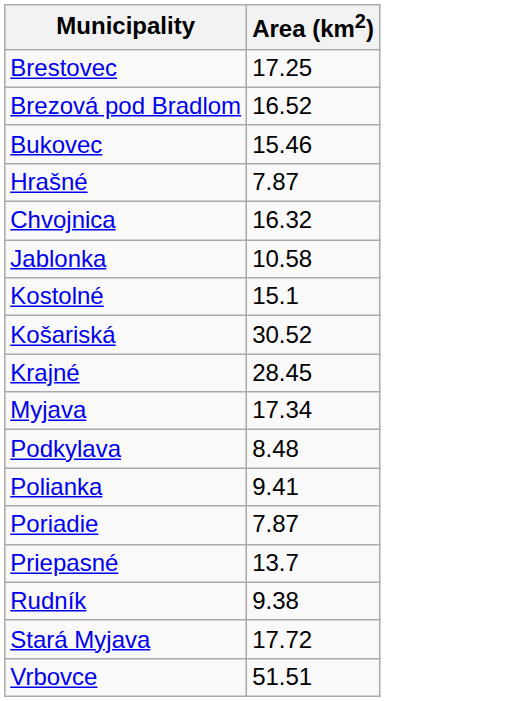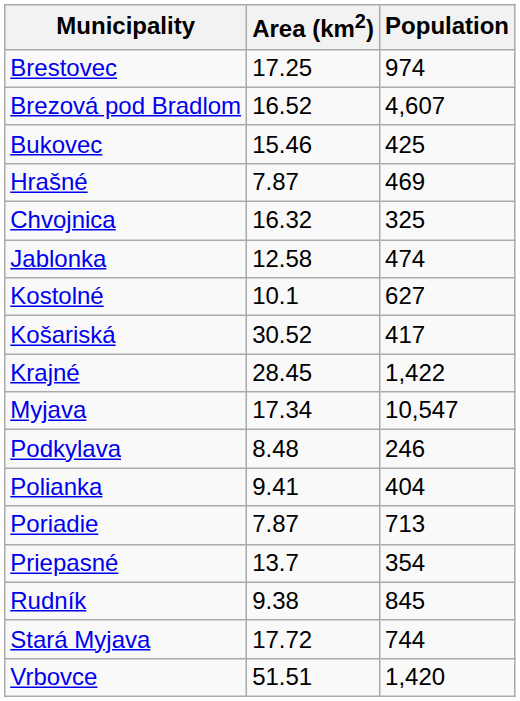+ column: (447, 26)
(282, 258) 10.58 -> (282, 258) 12.58
(275, 296) 15.1 -> (275, 296) 10.1
